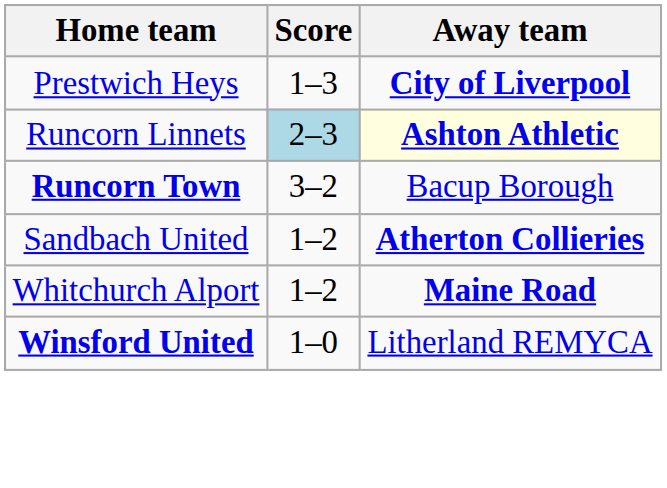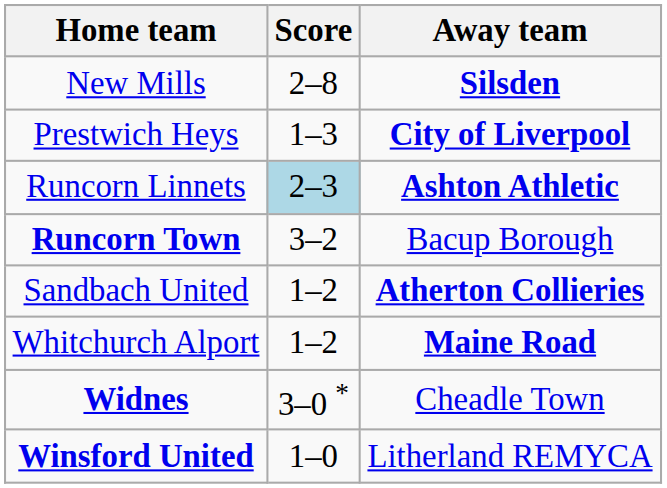+ row: (136, 82)
(510, 134) lightyellow background -> (510, 186) no background
+ row: (136, 399)
